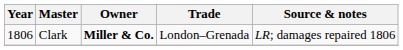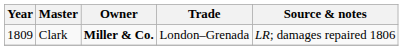(20, 34) 1806 -> (20, 34) 1809
